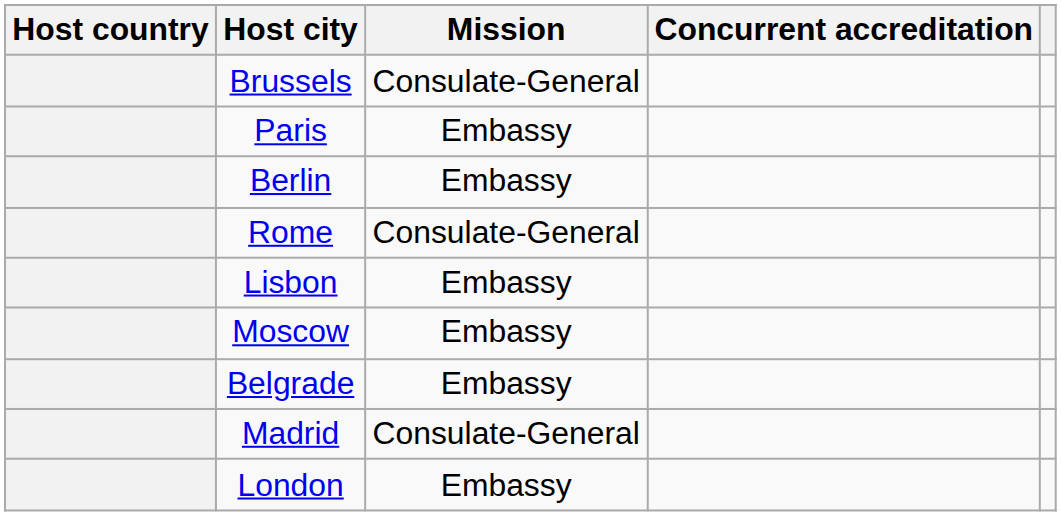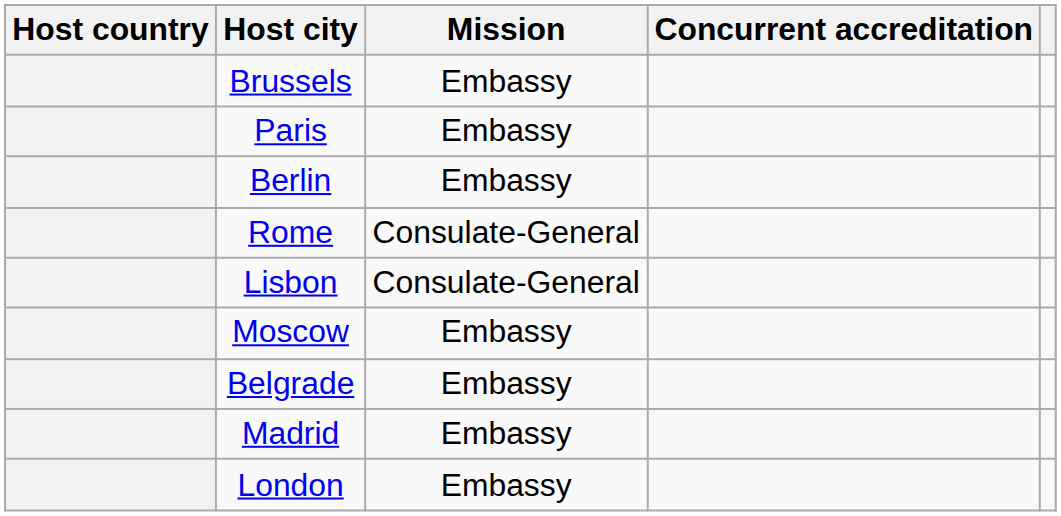(506, 80) Consulate-General -> (506, 80) Embassy
(506, 282) Embassy -> (506, 282) Consulate-General
(506, 433) Consulate-General -> (506, 433) Embassy
